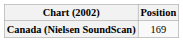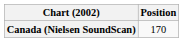(158, 29) 169 -> (158, 29) 170
